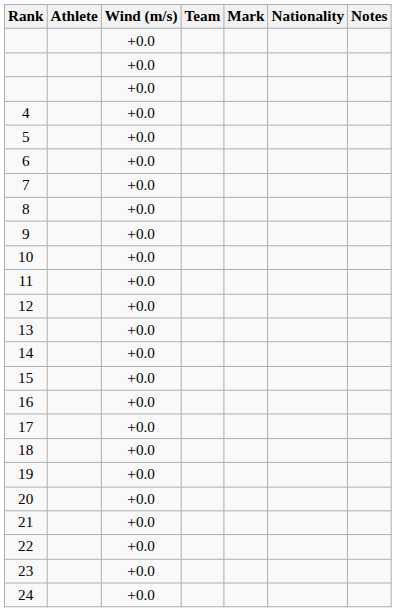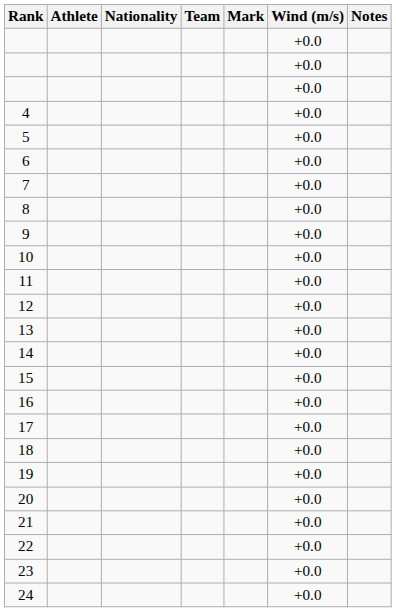columns swapped: (308, 16) <-> (141, 16)
